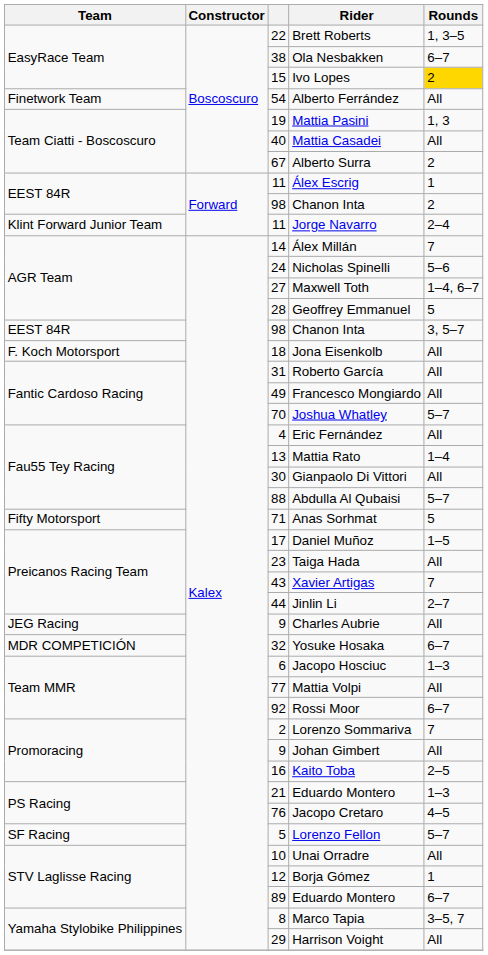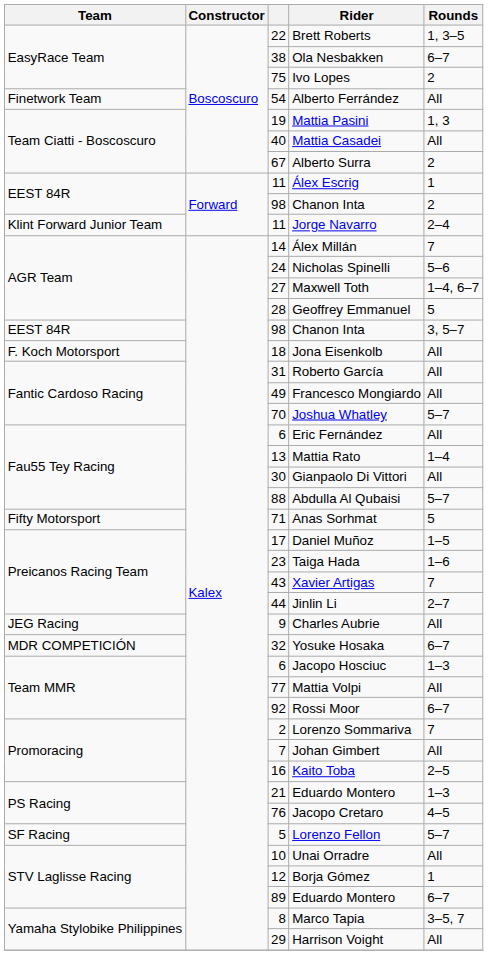(278, 78) 15 -> (278, 78) 75
(431, 78) gold background -> (431, 78) no background
(282, 435) 4 -> (282, 435) 6
(435, 561) All -> (438, 561) 1–6
(282, 750) 9 -> (282, 750) 7
